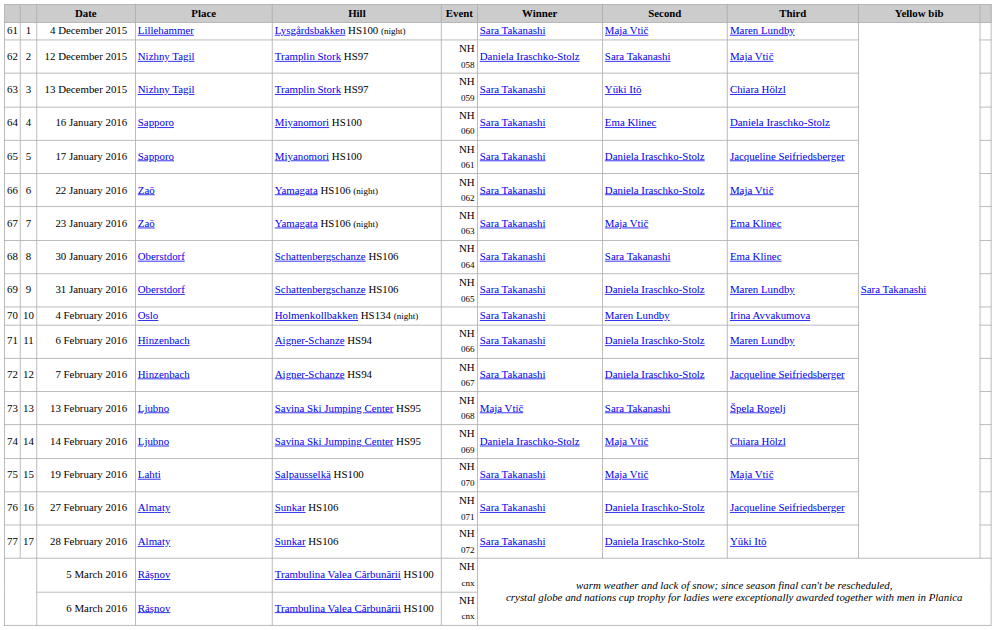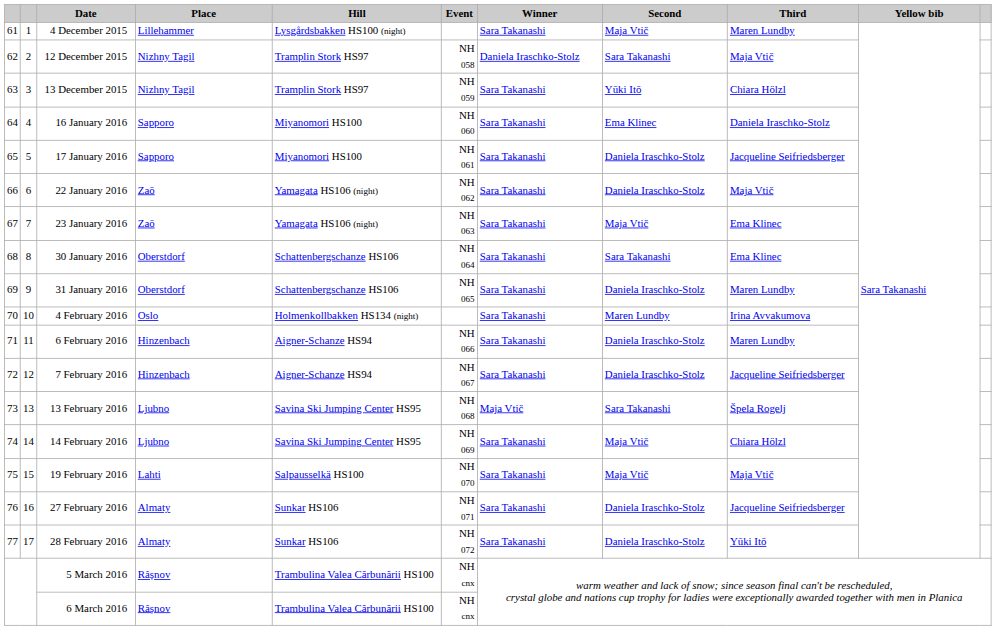(530, 441) Daniela Iraschko-Stolz -> (513, 441) Sara Takanashi
